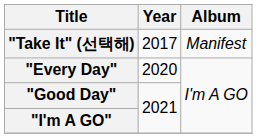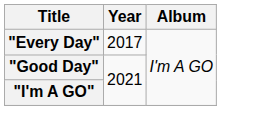- row: (71, 43)
(160, 70) 2020 -> (125, 42) 2017
